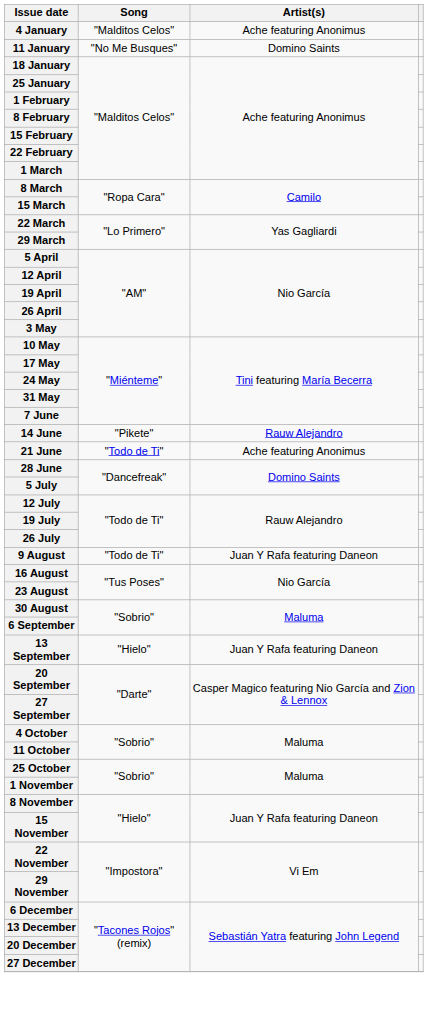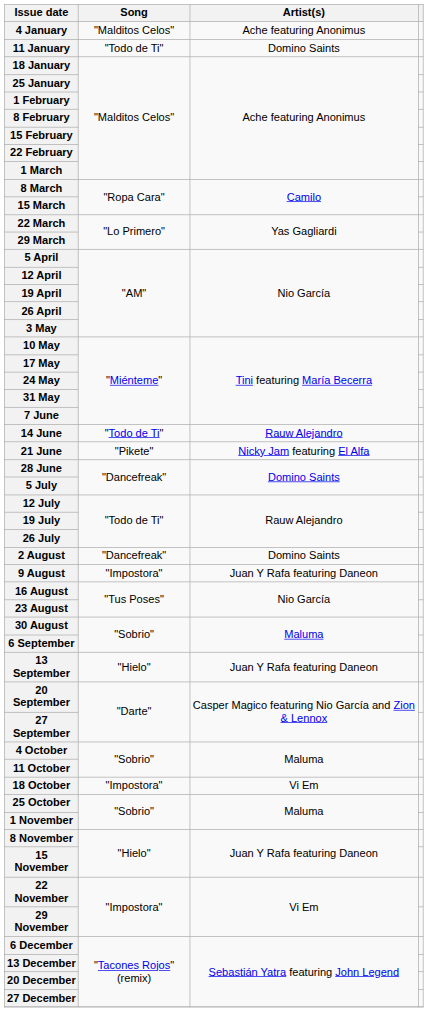(134, 48) "No Me Busques" -> (134, 48) "Todo de Ti"
(134, 433) "Pikete" -> (134, 433) "Todo de Ti"
(134, 450) "Todo de Ti" -> (134, 450) "Pikete"
(304, 450) Ache featuring Anonimus -> (304, 450) Nicky Jam featuring El Alfa
+ row: (41, 556)
(134, 556) "Todo de Ti" -> (134, 573) "Impostora"
+ row: (41, 785)
